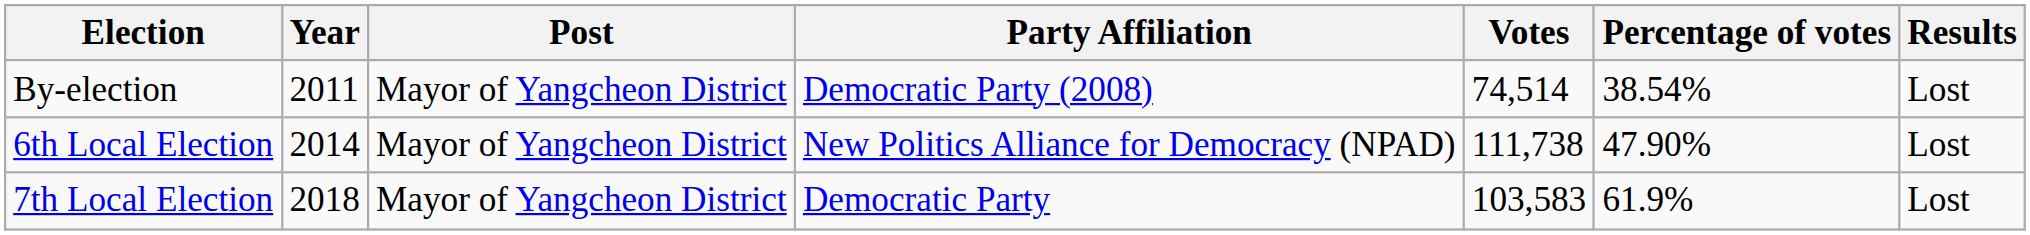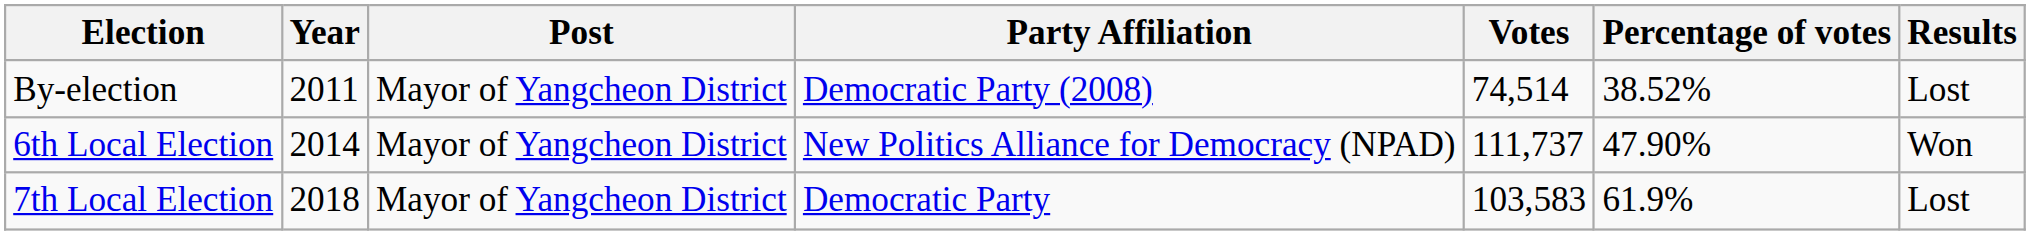(1657, 88) 38.54% -> (1657, 88) 38.52%
(1528, 144) 111,738 -> (1528, 144) 111,737
(1939, 144) Lost -> (1940, 144) Won
